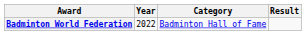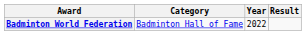columns swapped: (146, 11) <-> (213, 11)
